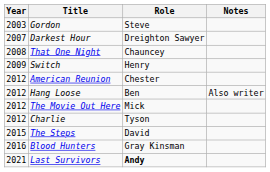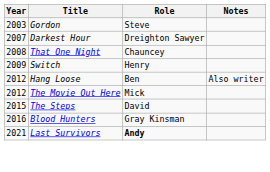- row: (70, 79)
- row: (48, 120)
